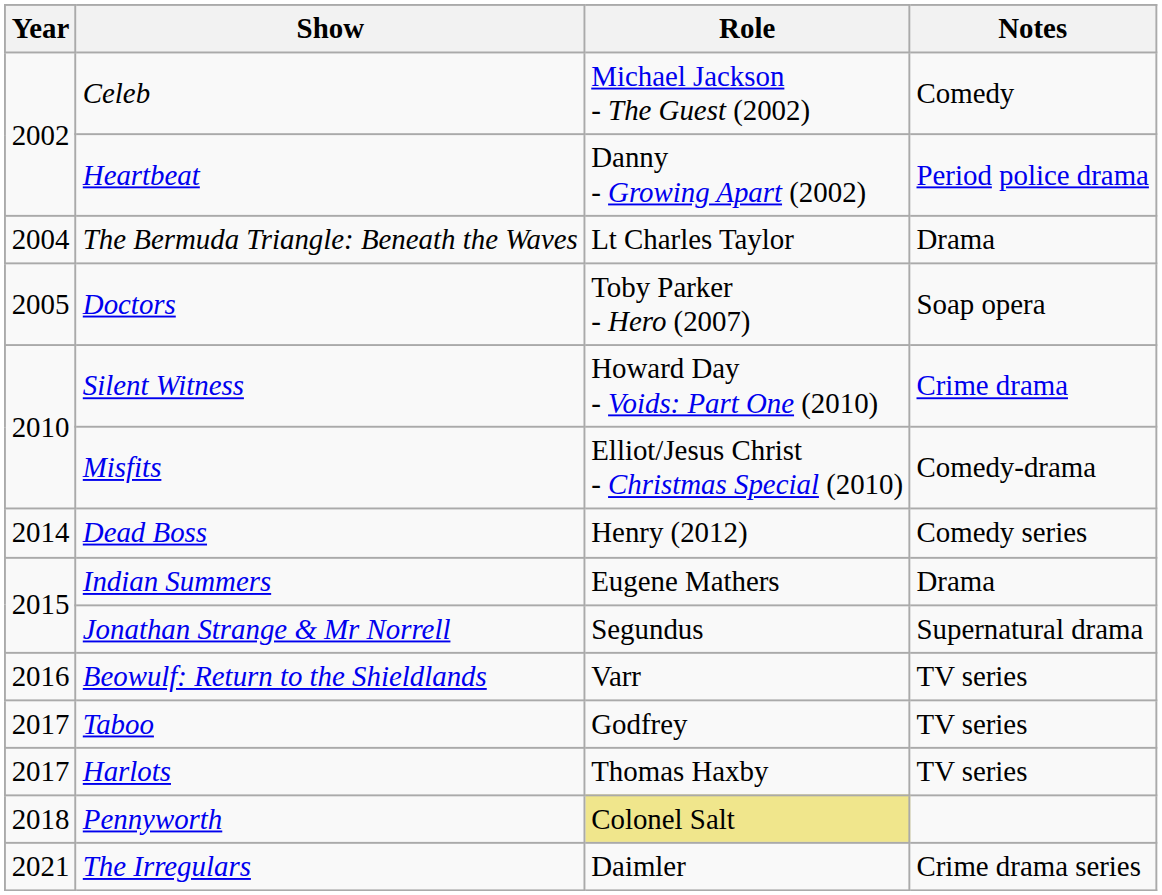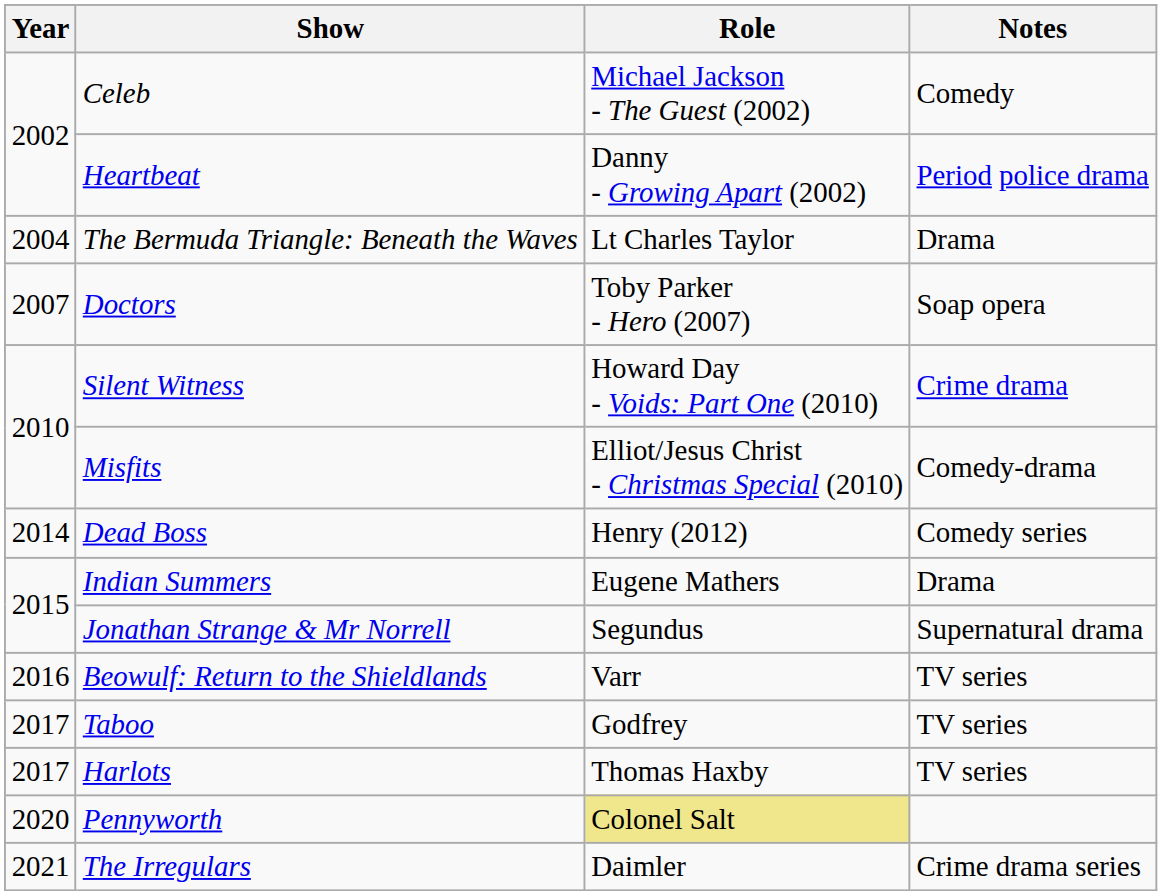(41, 304) 2005 -> (41, 304) 2007
(41, 818) 2018 -> (41, 818) 2020
